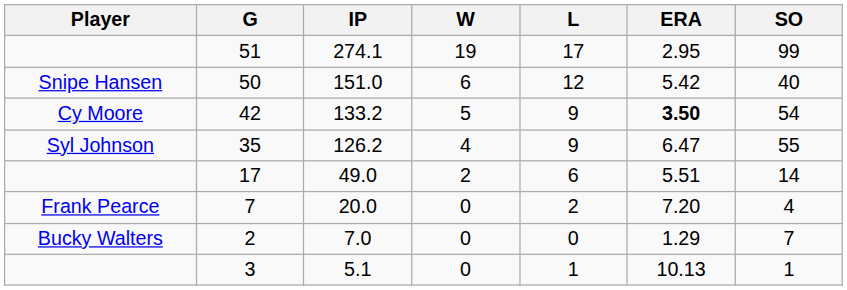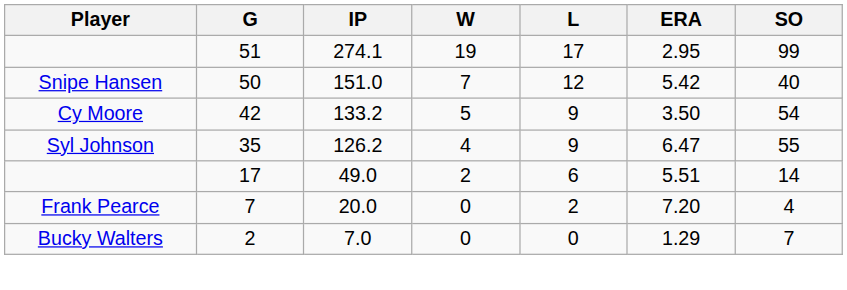(466, 82) 6 -> (466, 82) 7
(681, 113) bold -> (681, 113) normal
- row: (250, 269)
